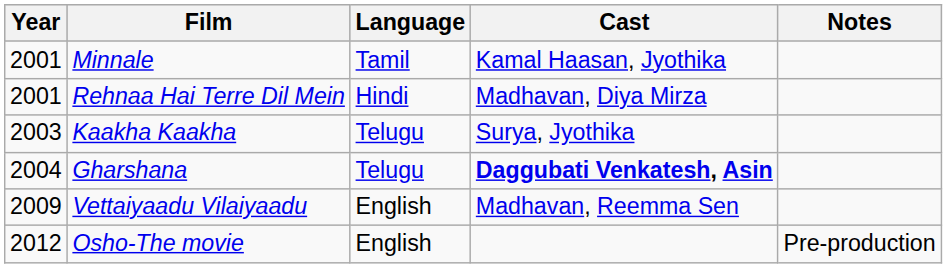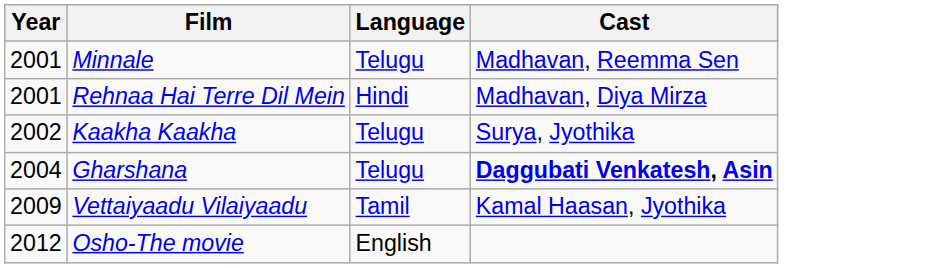- column: (860, 22)
(383, 59) Tamil -> (390, 59) Telugu
(601, 59) Kamal Haasan, Jyothika -> (607, 59) Madhavan, Reemma Sen
(36, 133) 2003 -> (36, 133) 2002
(394, 206) English -> (383, 206) Tamil
(607, 206) Madhavan, Reemma Sen -> (601, 206) Kamal Haasan, Jyothika
